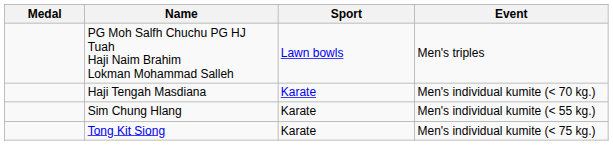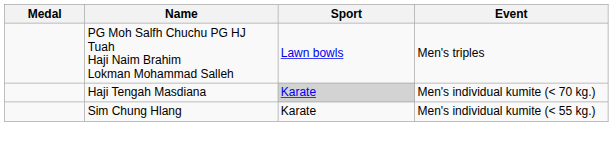(298, 92) no background -> (298, 92) lightgrey background
- row: (126, 130)
